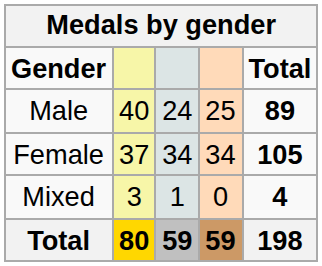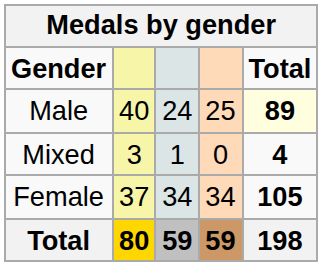(280, 111) no background -> (280, 111) lightyellow background
rows swapped: (59, 154) <-> (59, 197)
